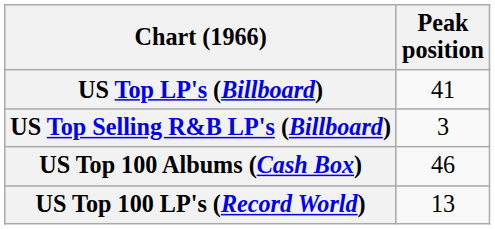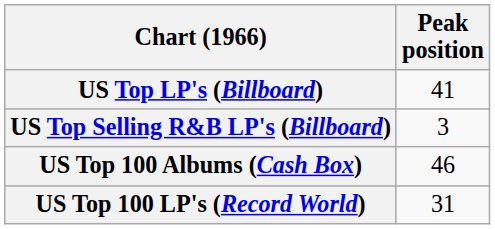(443, 204) 13 -> (443, 204) 31
